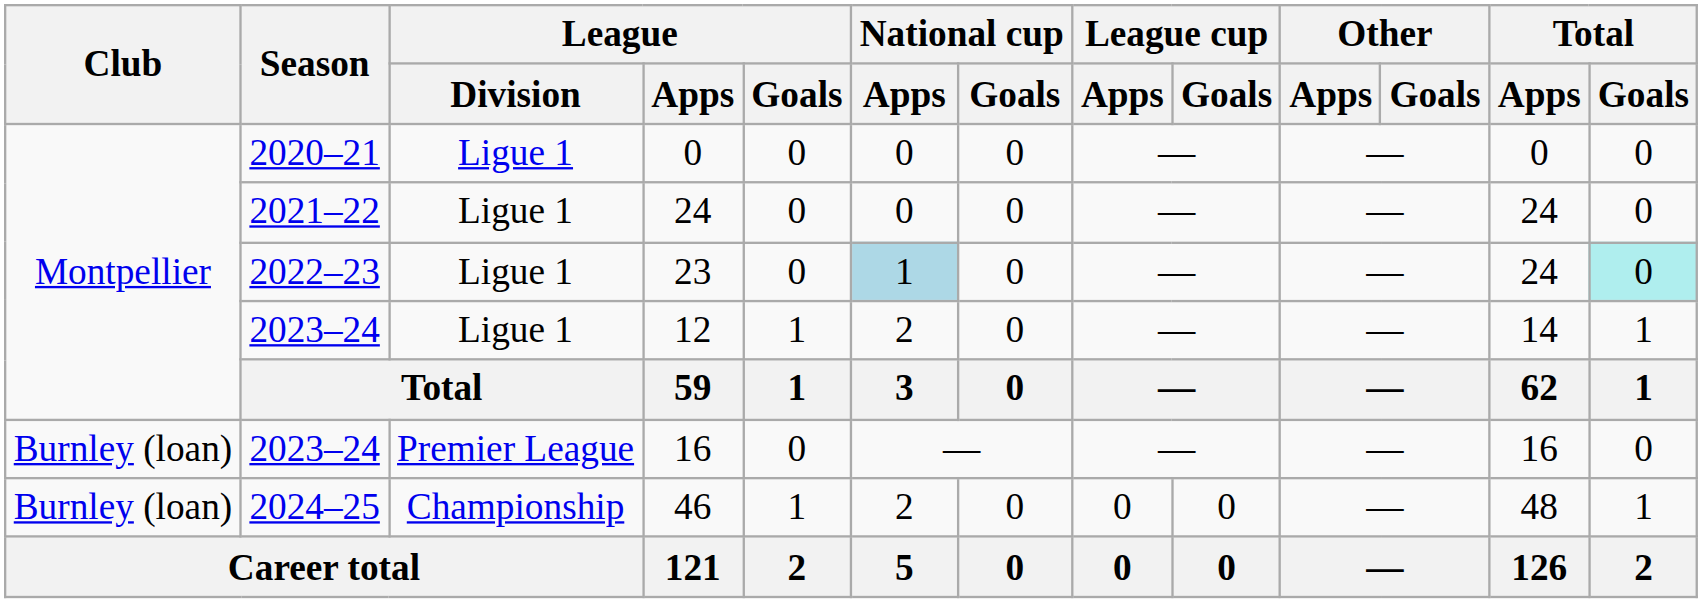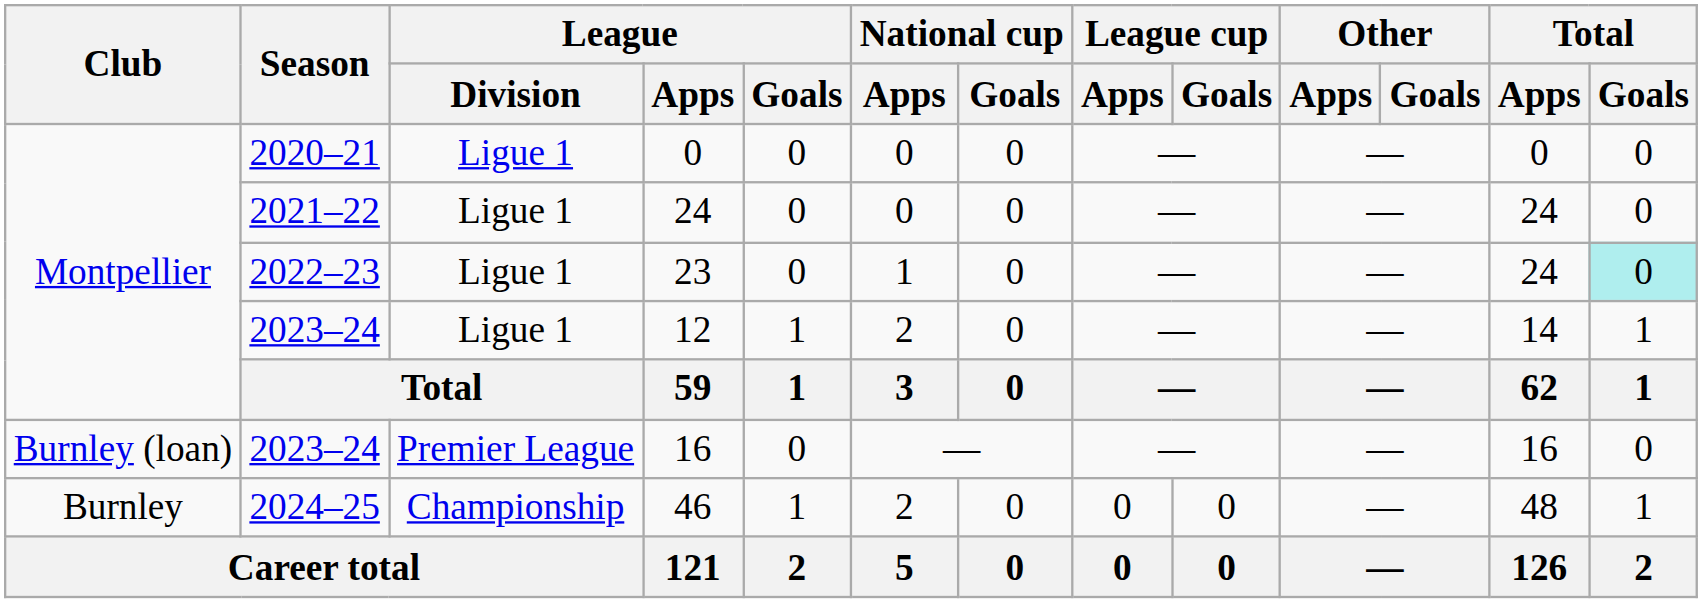(904, 270) lightblue background -> (904, 270) no background
(123, 507) Burnley (loan) -> (123, 507) Burnley
